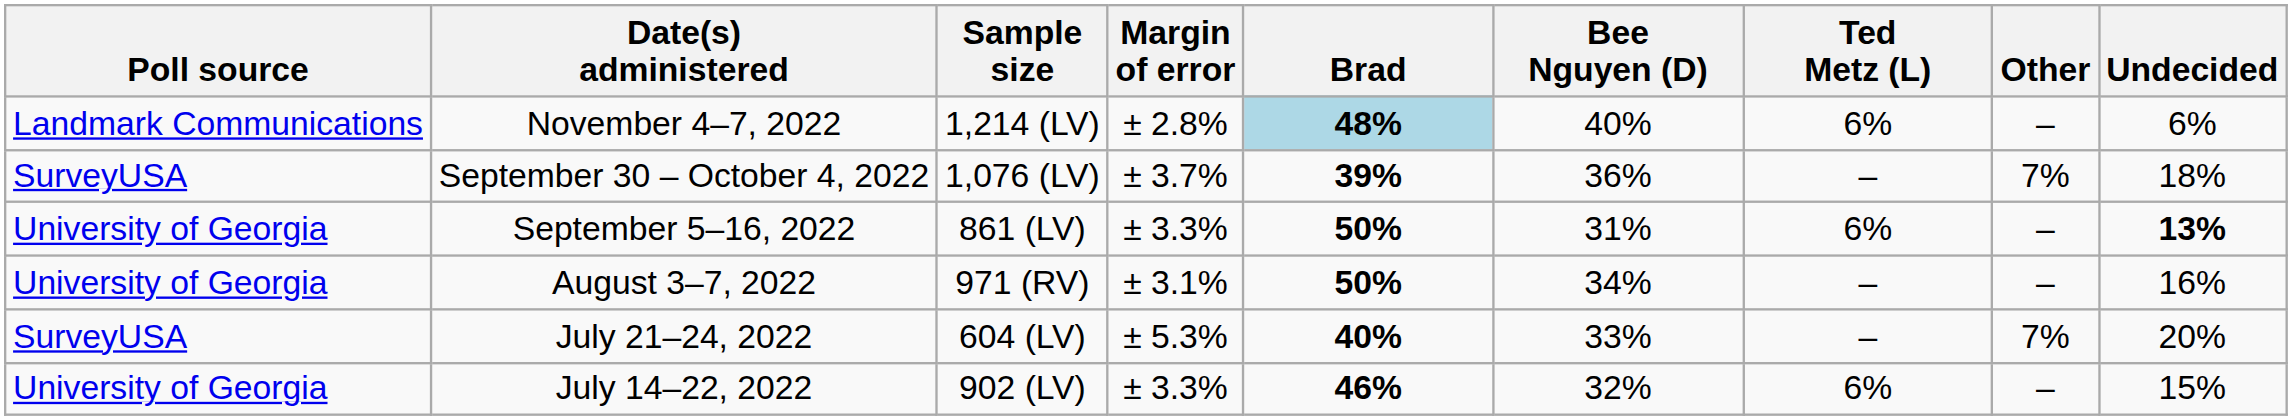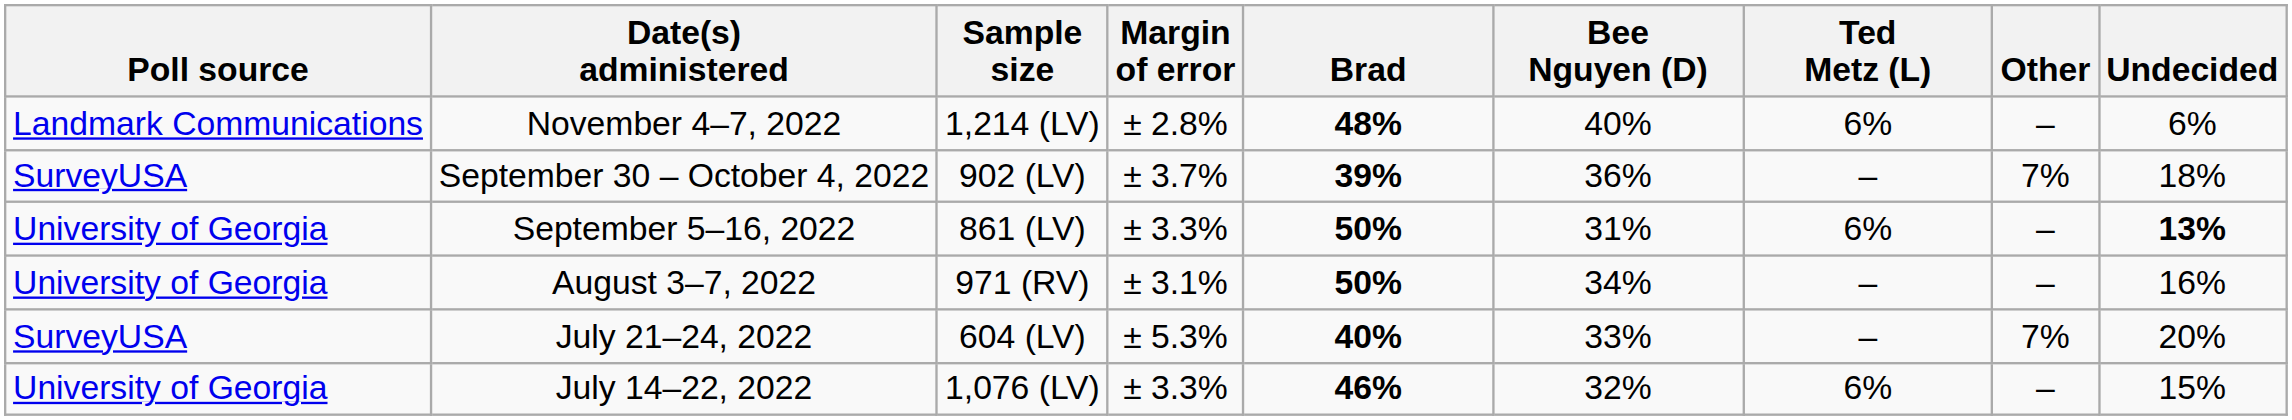(1368, 123) lightblue background -> (1368, 123) no background
(1022, 176) 1,076 (LV) -> (1022, 176) 902 (LV)
(1022, 389) 902 (LV) -> (1022, 389) 1,076 (LV)
